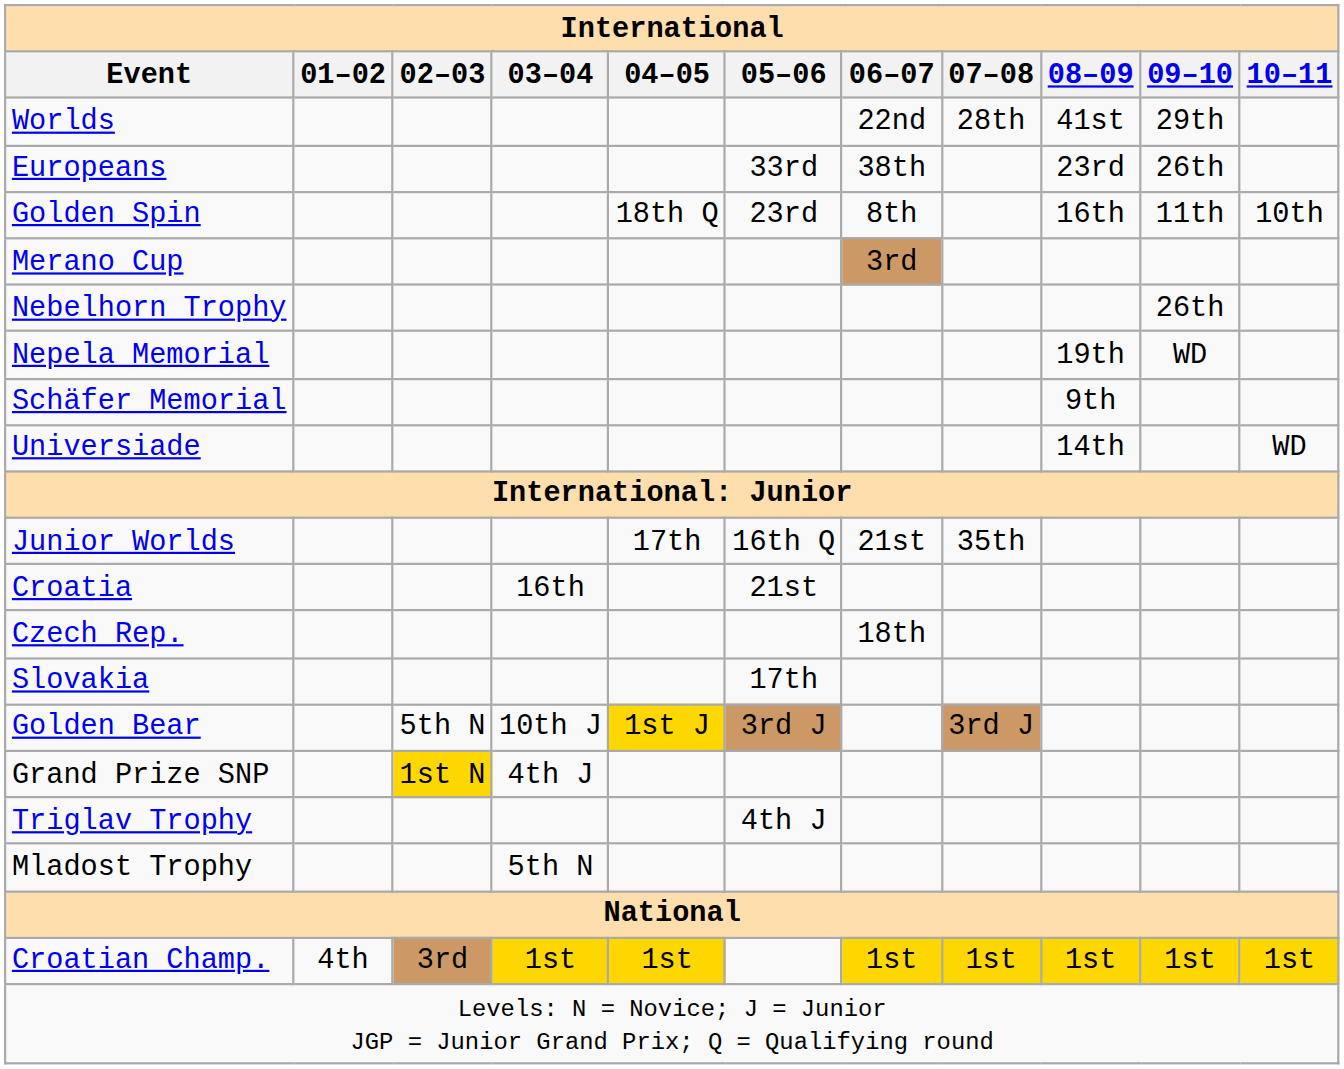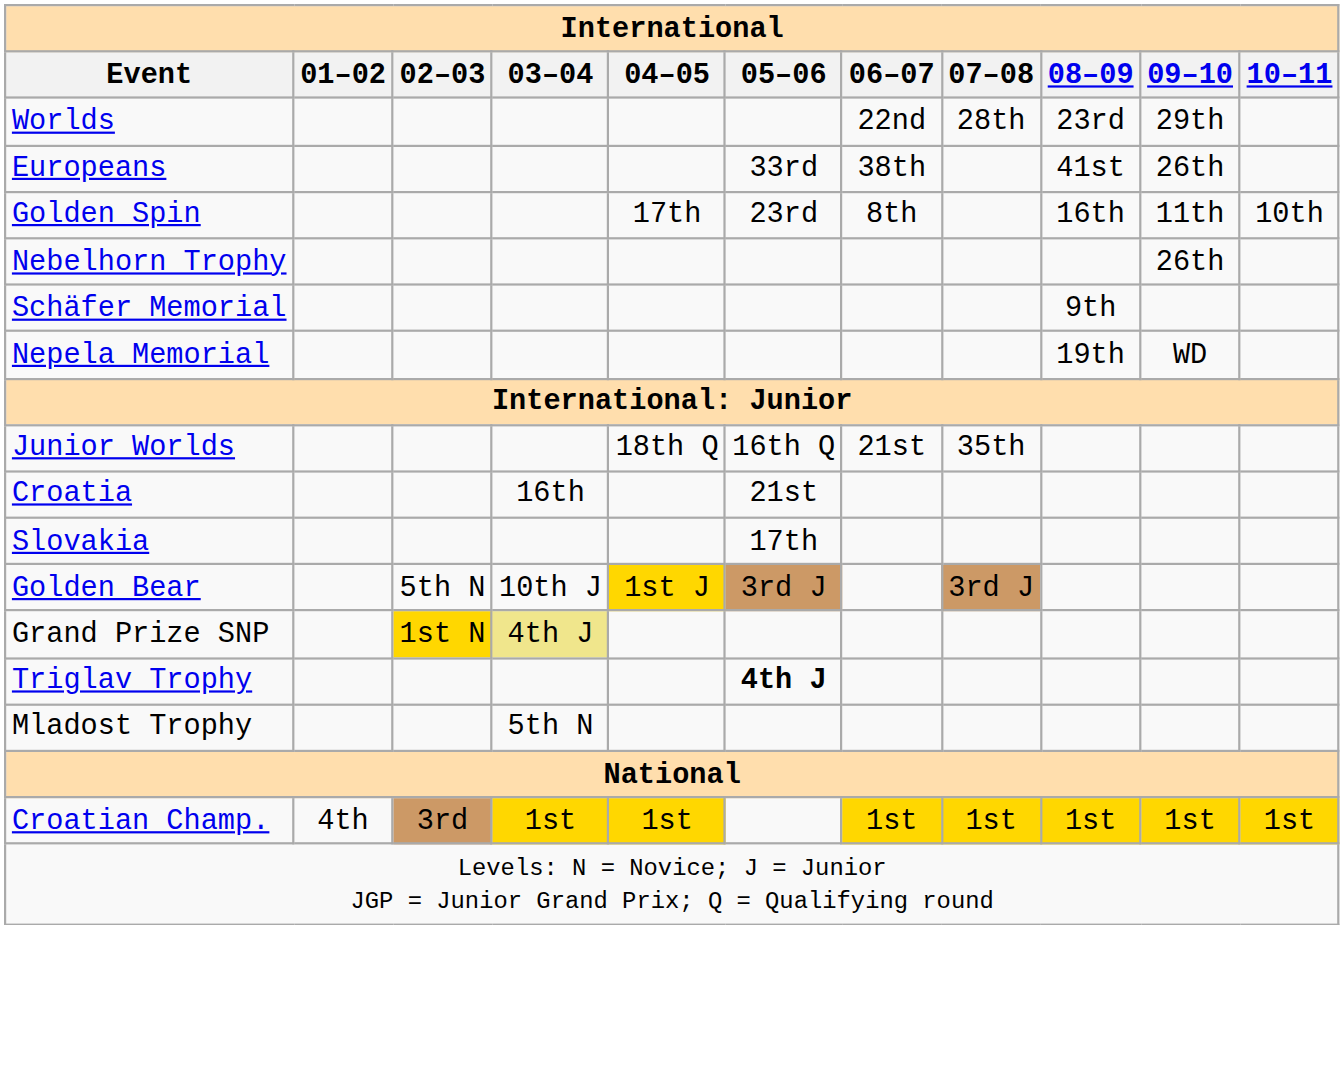(1091, 122) 41st -> (1091, 122) 23rd
(1091, 168) 23rd -> (1091, 168) 41st
(667, 215) 18th Q -> (667, 215) 17th
- row: (98, 261)
rows swapped: (141, 355) <-> (149, 401)
- row: (106, 448)
(667, 541) 17th -> (667, 448) 18th Q
- row: (98, 634)
(551, 774) no background -> (551, 634) khaki background
(784, 821) normal -> (784, 681) bold
